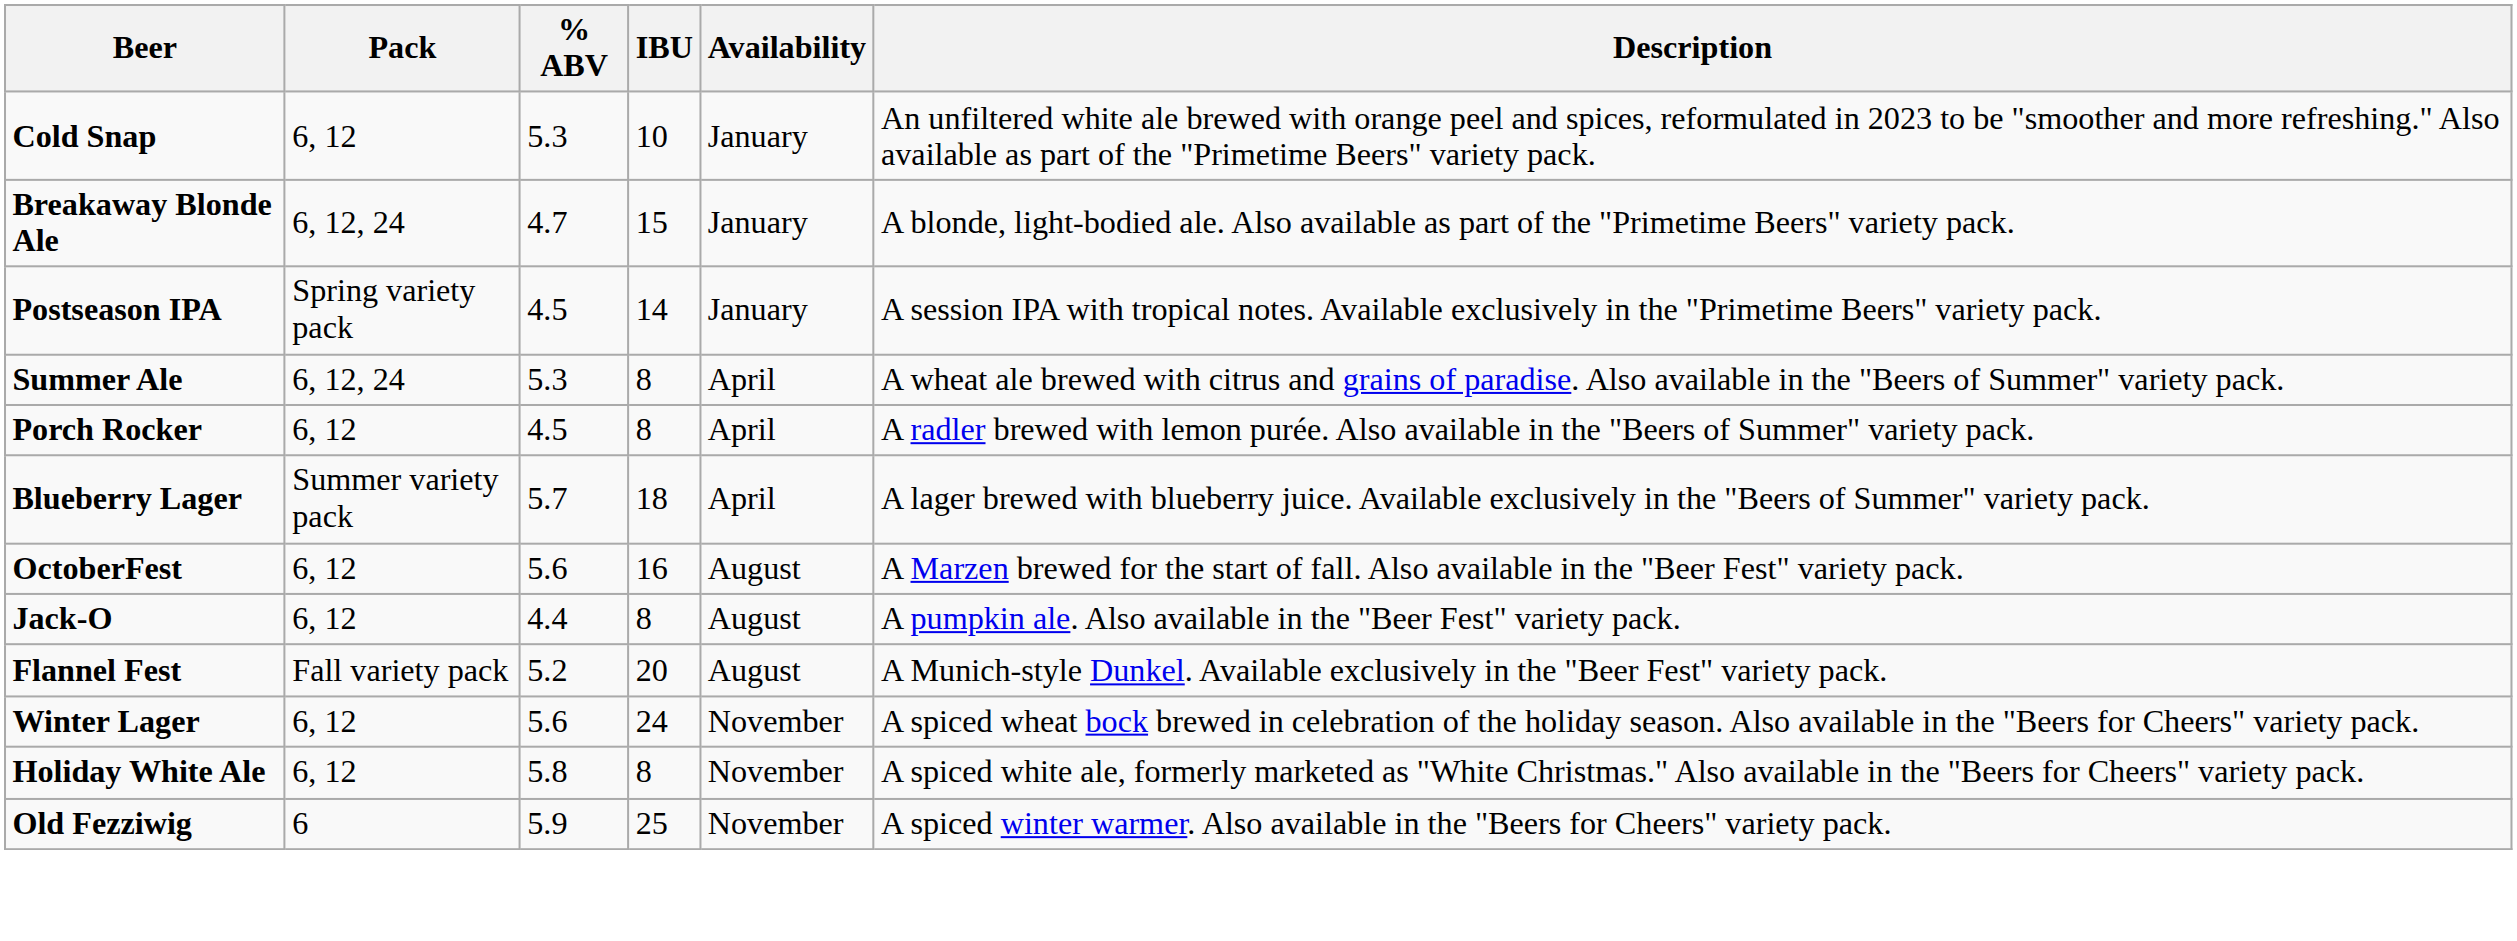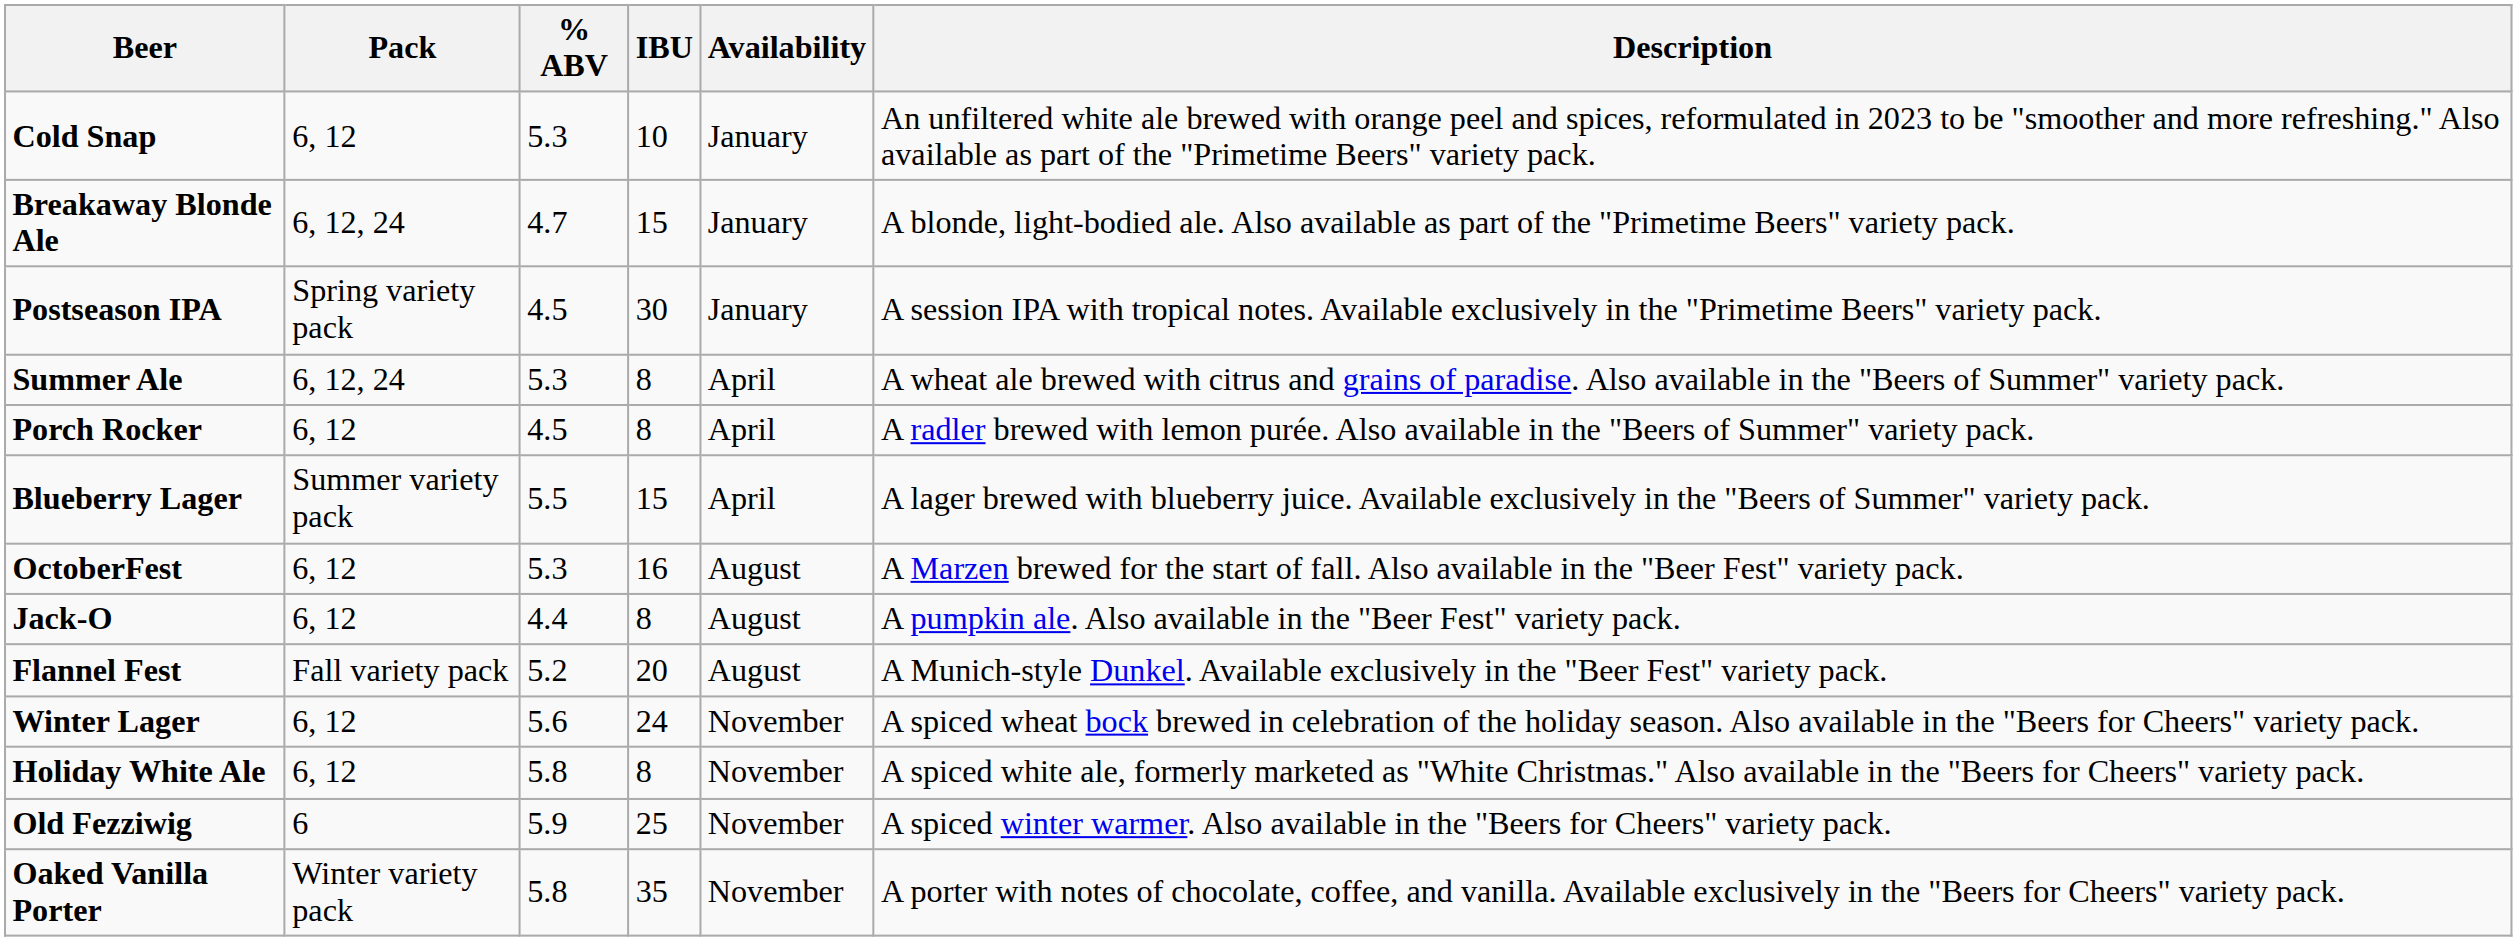(652, 309) 14 -> (652, 309) 30
(547, 498) 5.7 -> (547, 498) 5.5
(652, 498) 18 -> (652, 498) 15
(547, 567) 5.6 -> (547, 567) 5.3
+ row: (110, 892)
